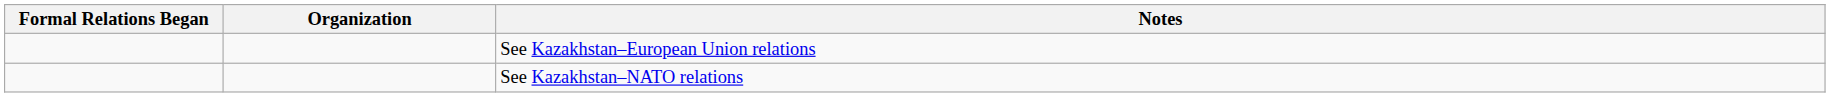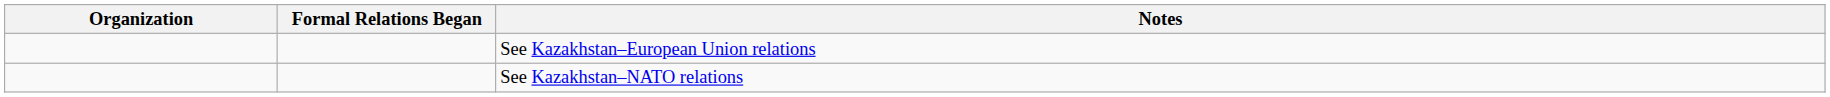columns swapped: (360, 19) <-> (114, 19)
